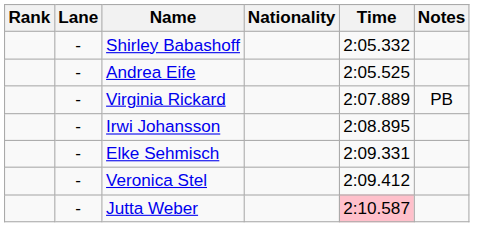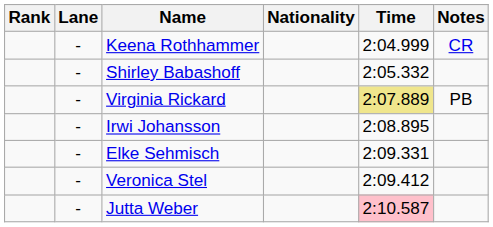+ row: (183, 45)
- row: (151, 72)
(377, 99) no background -> (396, 99) khaki background
